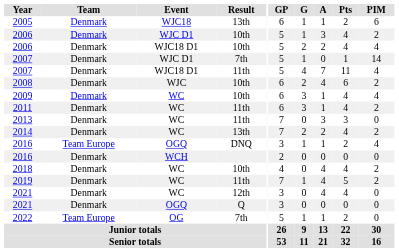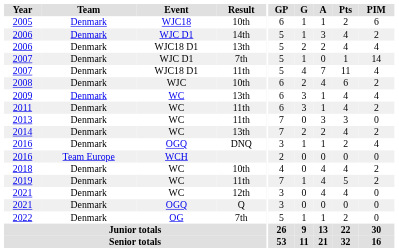(241, 22) 13th -> (241, 22) 10th
(241, 34) 10th -> (241, 34) 14th
(241, 46) 10th -> (241, 46) 13th
(241, 95) 10th -> (241, 95) 13th
(89, 144) Team Europe -> (89, 144) Denmark
(89, 156) Denmark -> (89, 156) Team Europe
(89, 217) Team Europe -> (89, 217) Denmark
